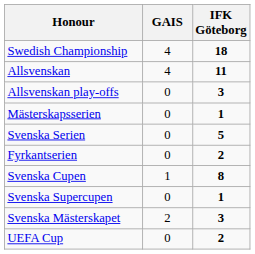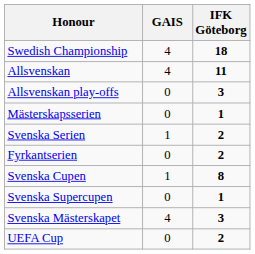(167, 134) 0 -> (167, 134) 1
(221, 134) 5 -> (221, 134) 2
(167, 218) 2 -> (167, 218) 4
